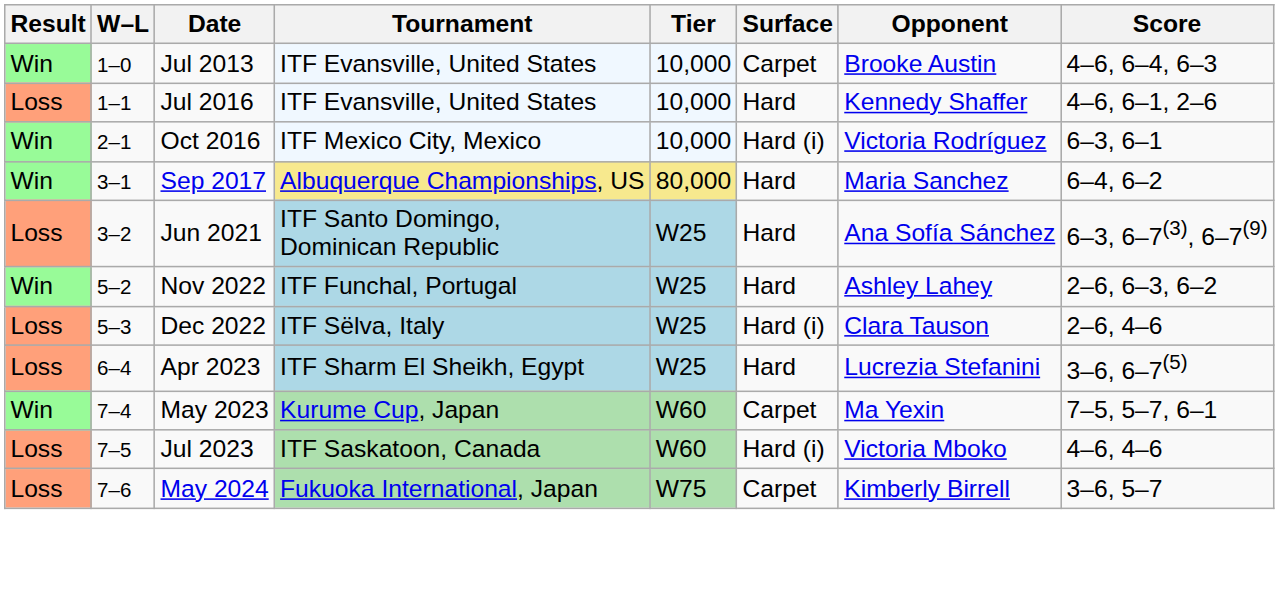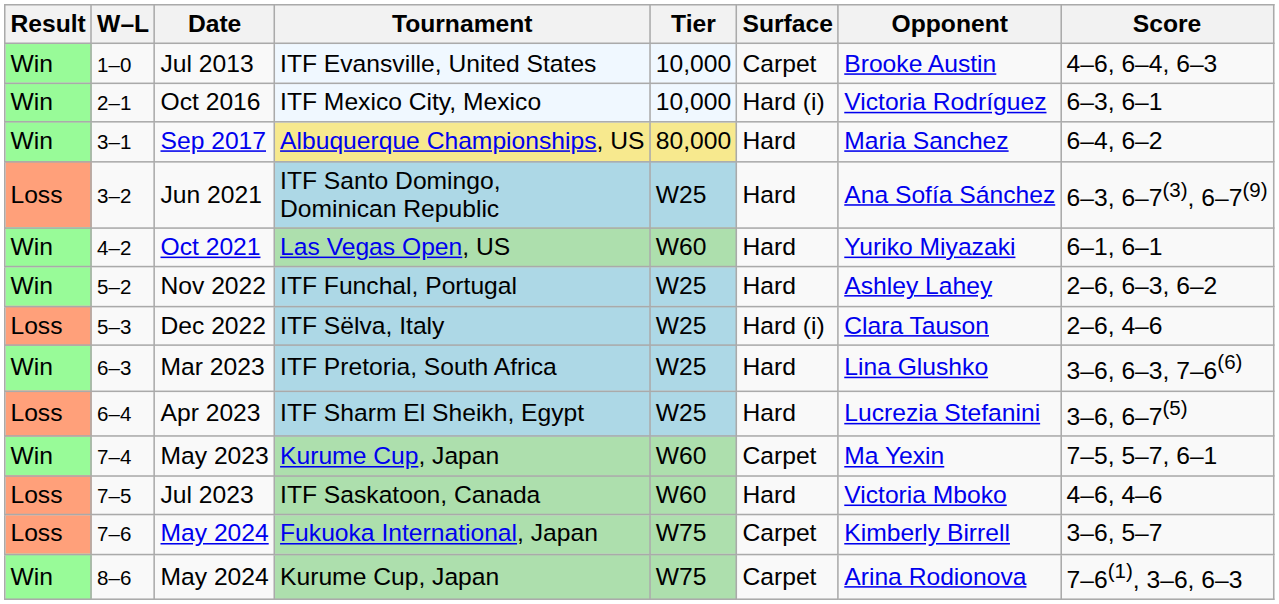- row: (114, 103)
+ row: (114, 248)
+ row: (114, 369)
(784, 449) Hard (i) -> (769, 494) Hard
+ row: (114, 577)
